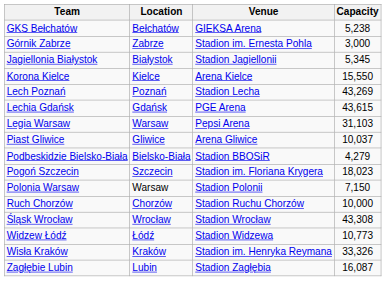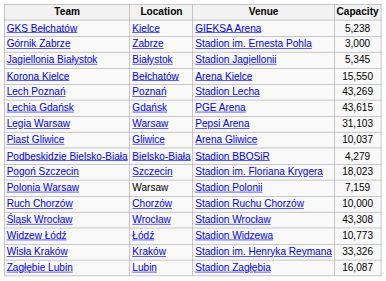(156, 28) Bełchatów -> (146, 28) Kielce
(146, 76) Kielce -> (156, 76) Bełchatów
(358, 188) 7,150 -> (358, 188) 7,159
